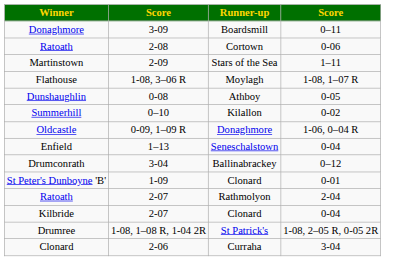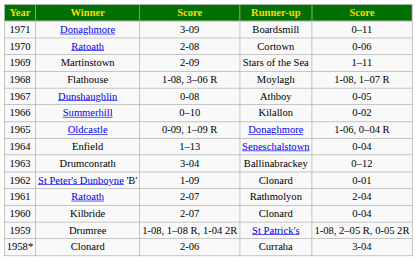+ column: (20, 12)
